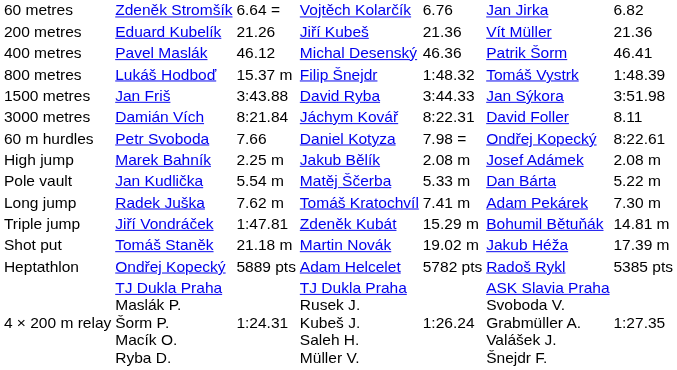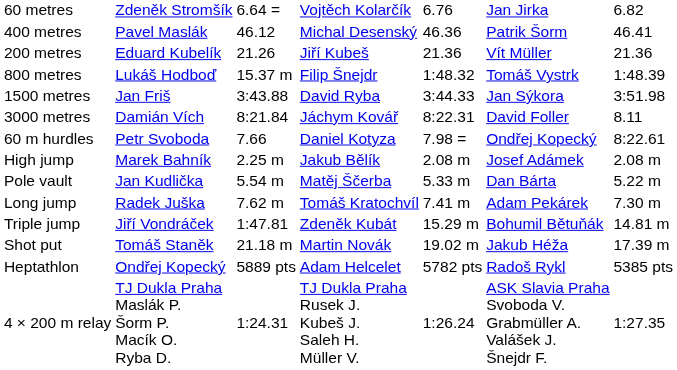rows swapped: (43, 31) <-> (43, 53)
